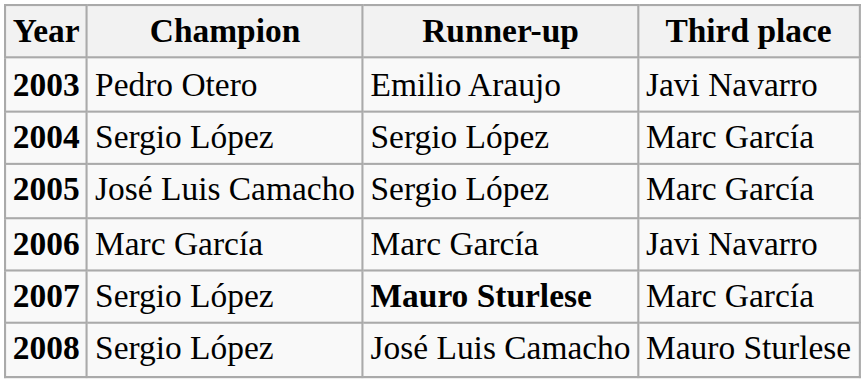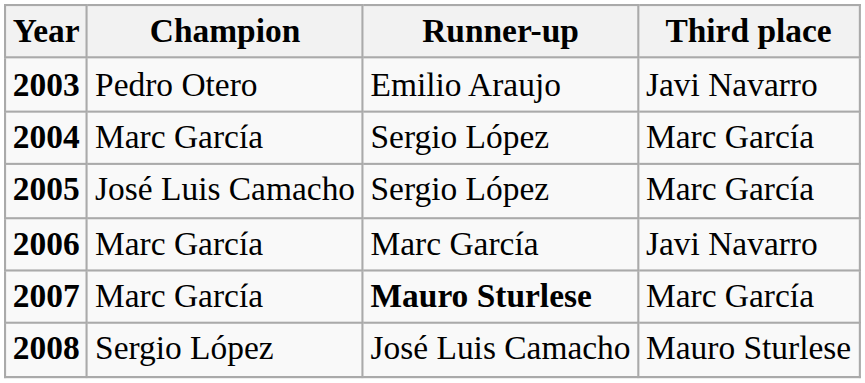(184, 137) Sergio López -> (179, 137) Marc García
(184, 296) Sergio López -> (179, 296) Marc García
